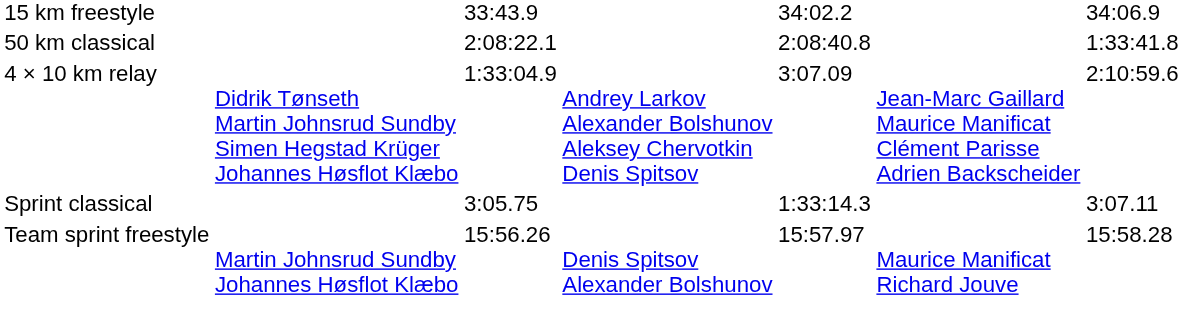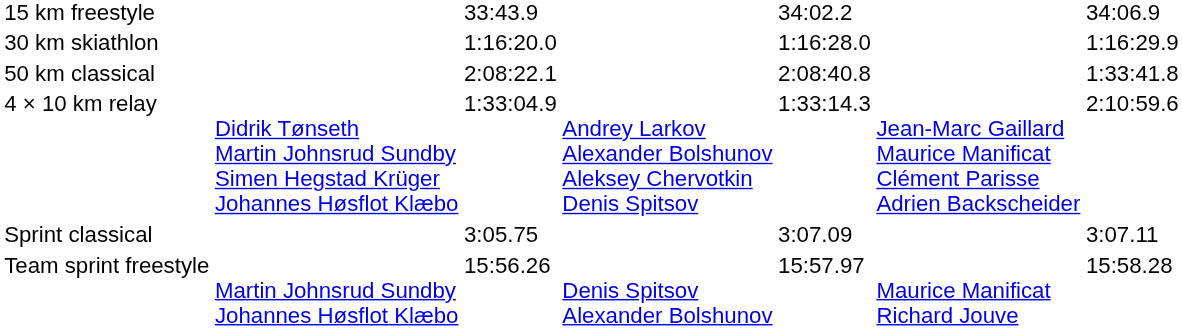+ row: (81, 43)
(815, 73) 3:07.09 -> (824, 104) 1:33:14.3
(824, 204) 1:33:14.3 -> (815, 234) 3:07.09
